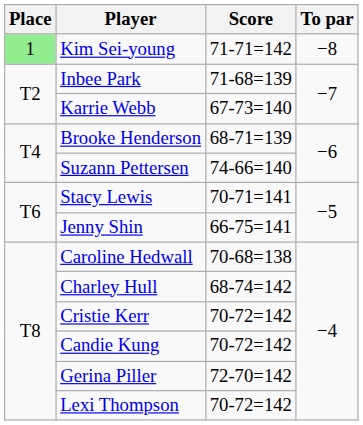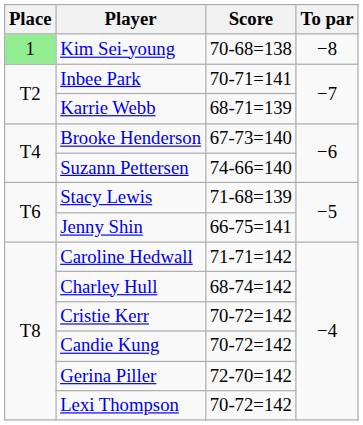(251, 49) 71-71=142 -> (251, 49) 70-68=138
(251, 78) 71-68=139 -> (251, 78) 70-71=141
(251, 108) 67-73=140 -> (251, 108) 68-71=139
(251, 138) 68-71=139 -> (251, 138) 67-73=140
(251, 197) 70-71=141 -> (251, 197) 71-68=139
(251, 256) 70-68=138 -> (251, 256) 71-71=142
